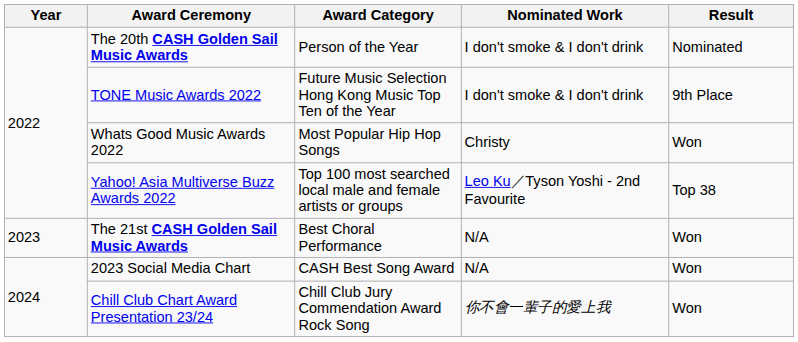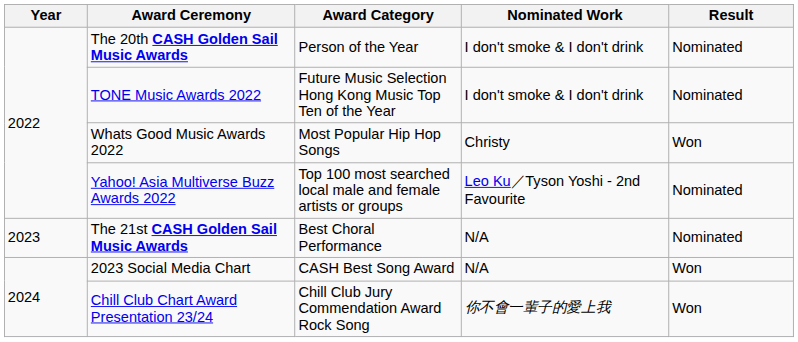(703, 94) 9th Place -> (707, 94) Nominated
(694, 190) Top 38 -> (707, 190) Nominated
(687, 237) Won -> (707, 237) Nominated
